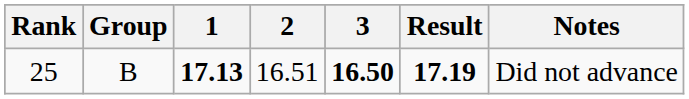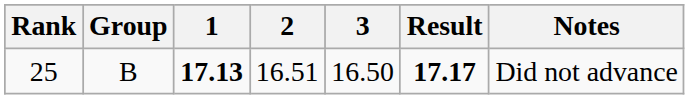(363, 70) bold -> (363, 70) normal
(445, 70) 17.19 -> (445, 70) 17.17
